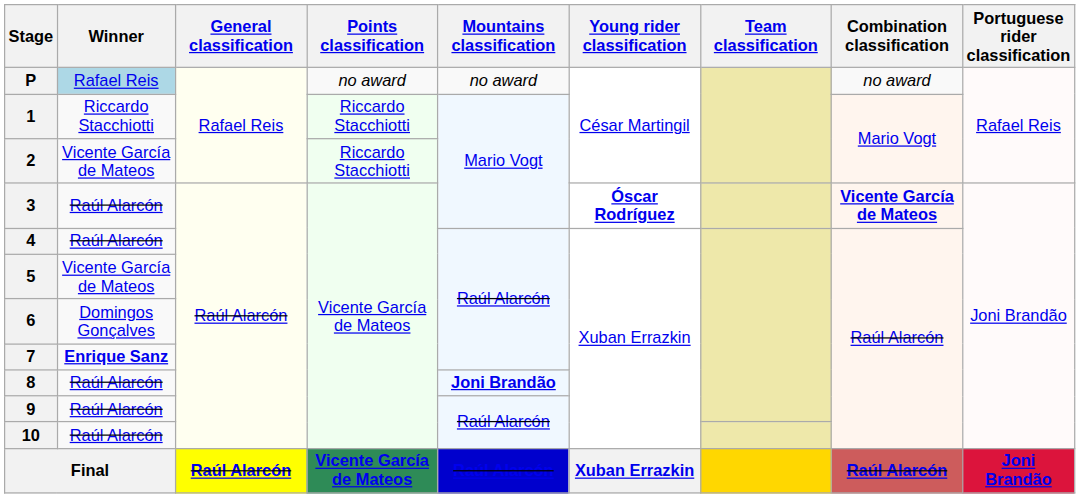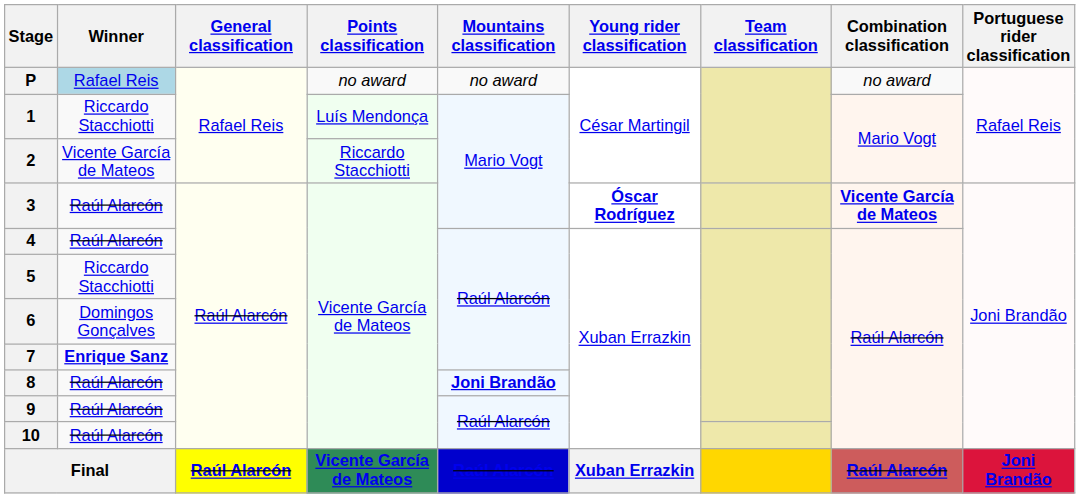(372, 117) Riccardo Stacchiotti -> (372, 117) Luís Mendonça
(116, 277) Vicente García de Mateos -> (116, 277) Riccardo Stacchiotti
